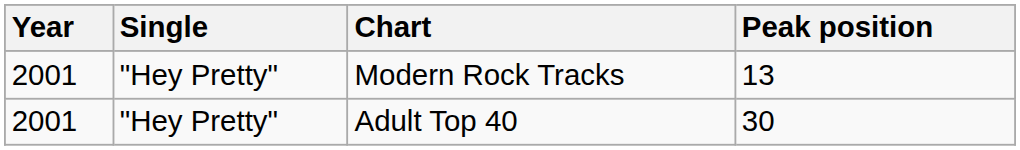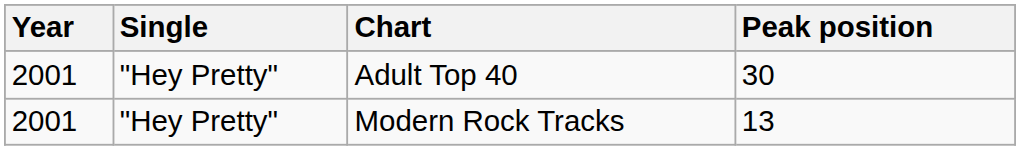rows swapped: (436, 121) <-> (489, 74)
